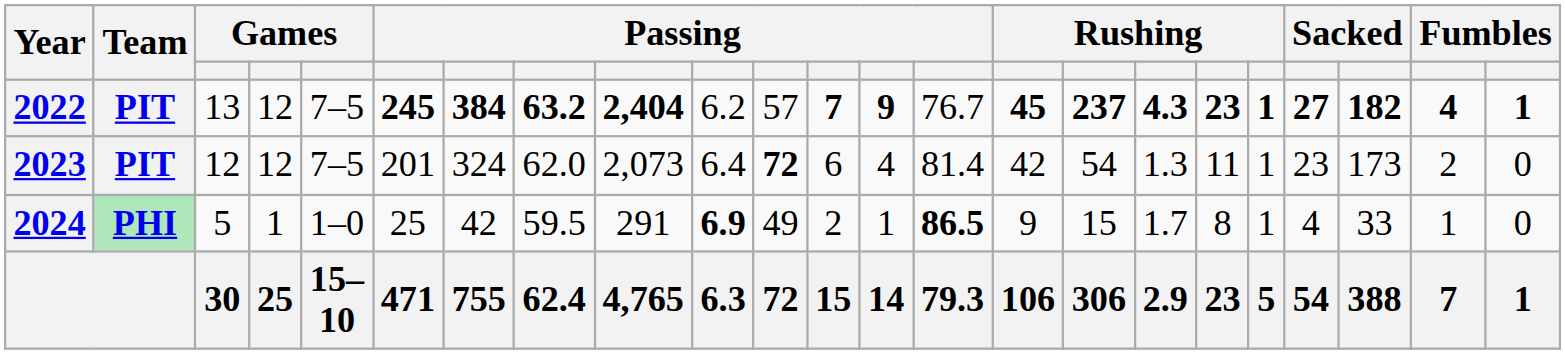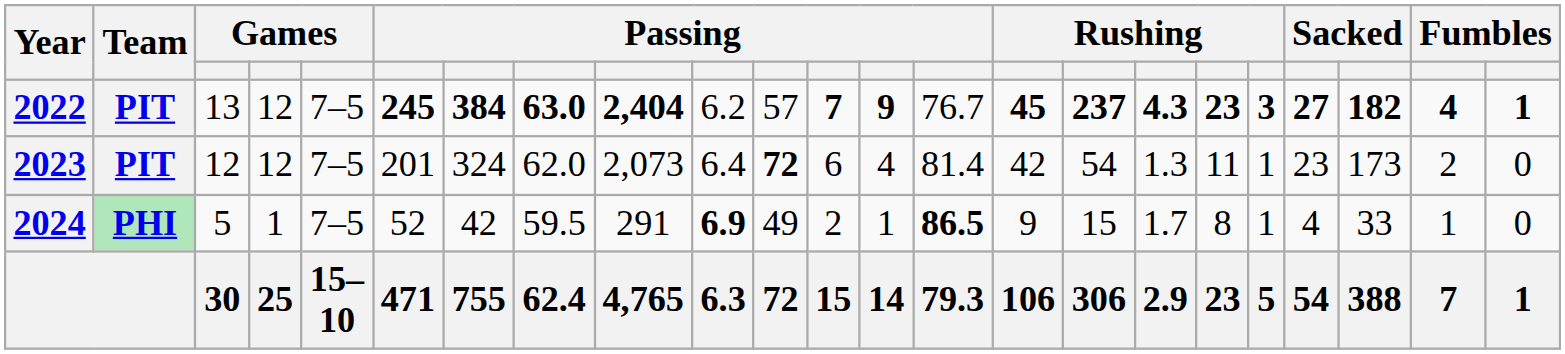(554, 107) 63.2 -> (554, 107) 63.0
(1266, 107) 1 -> (1266, 107) 3
(337, 221) 1–0 -> (337, 221) 7–5
(408, 221) 25 -> (408, 221) 52
